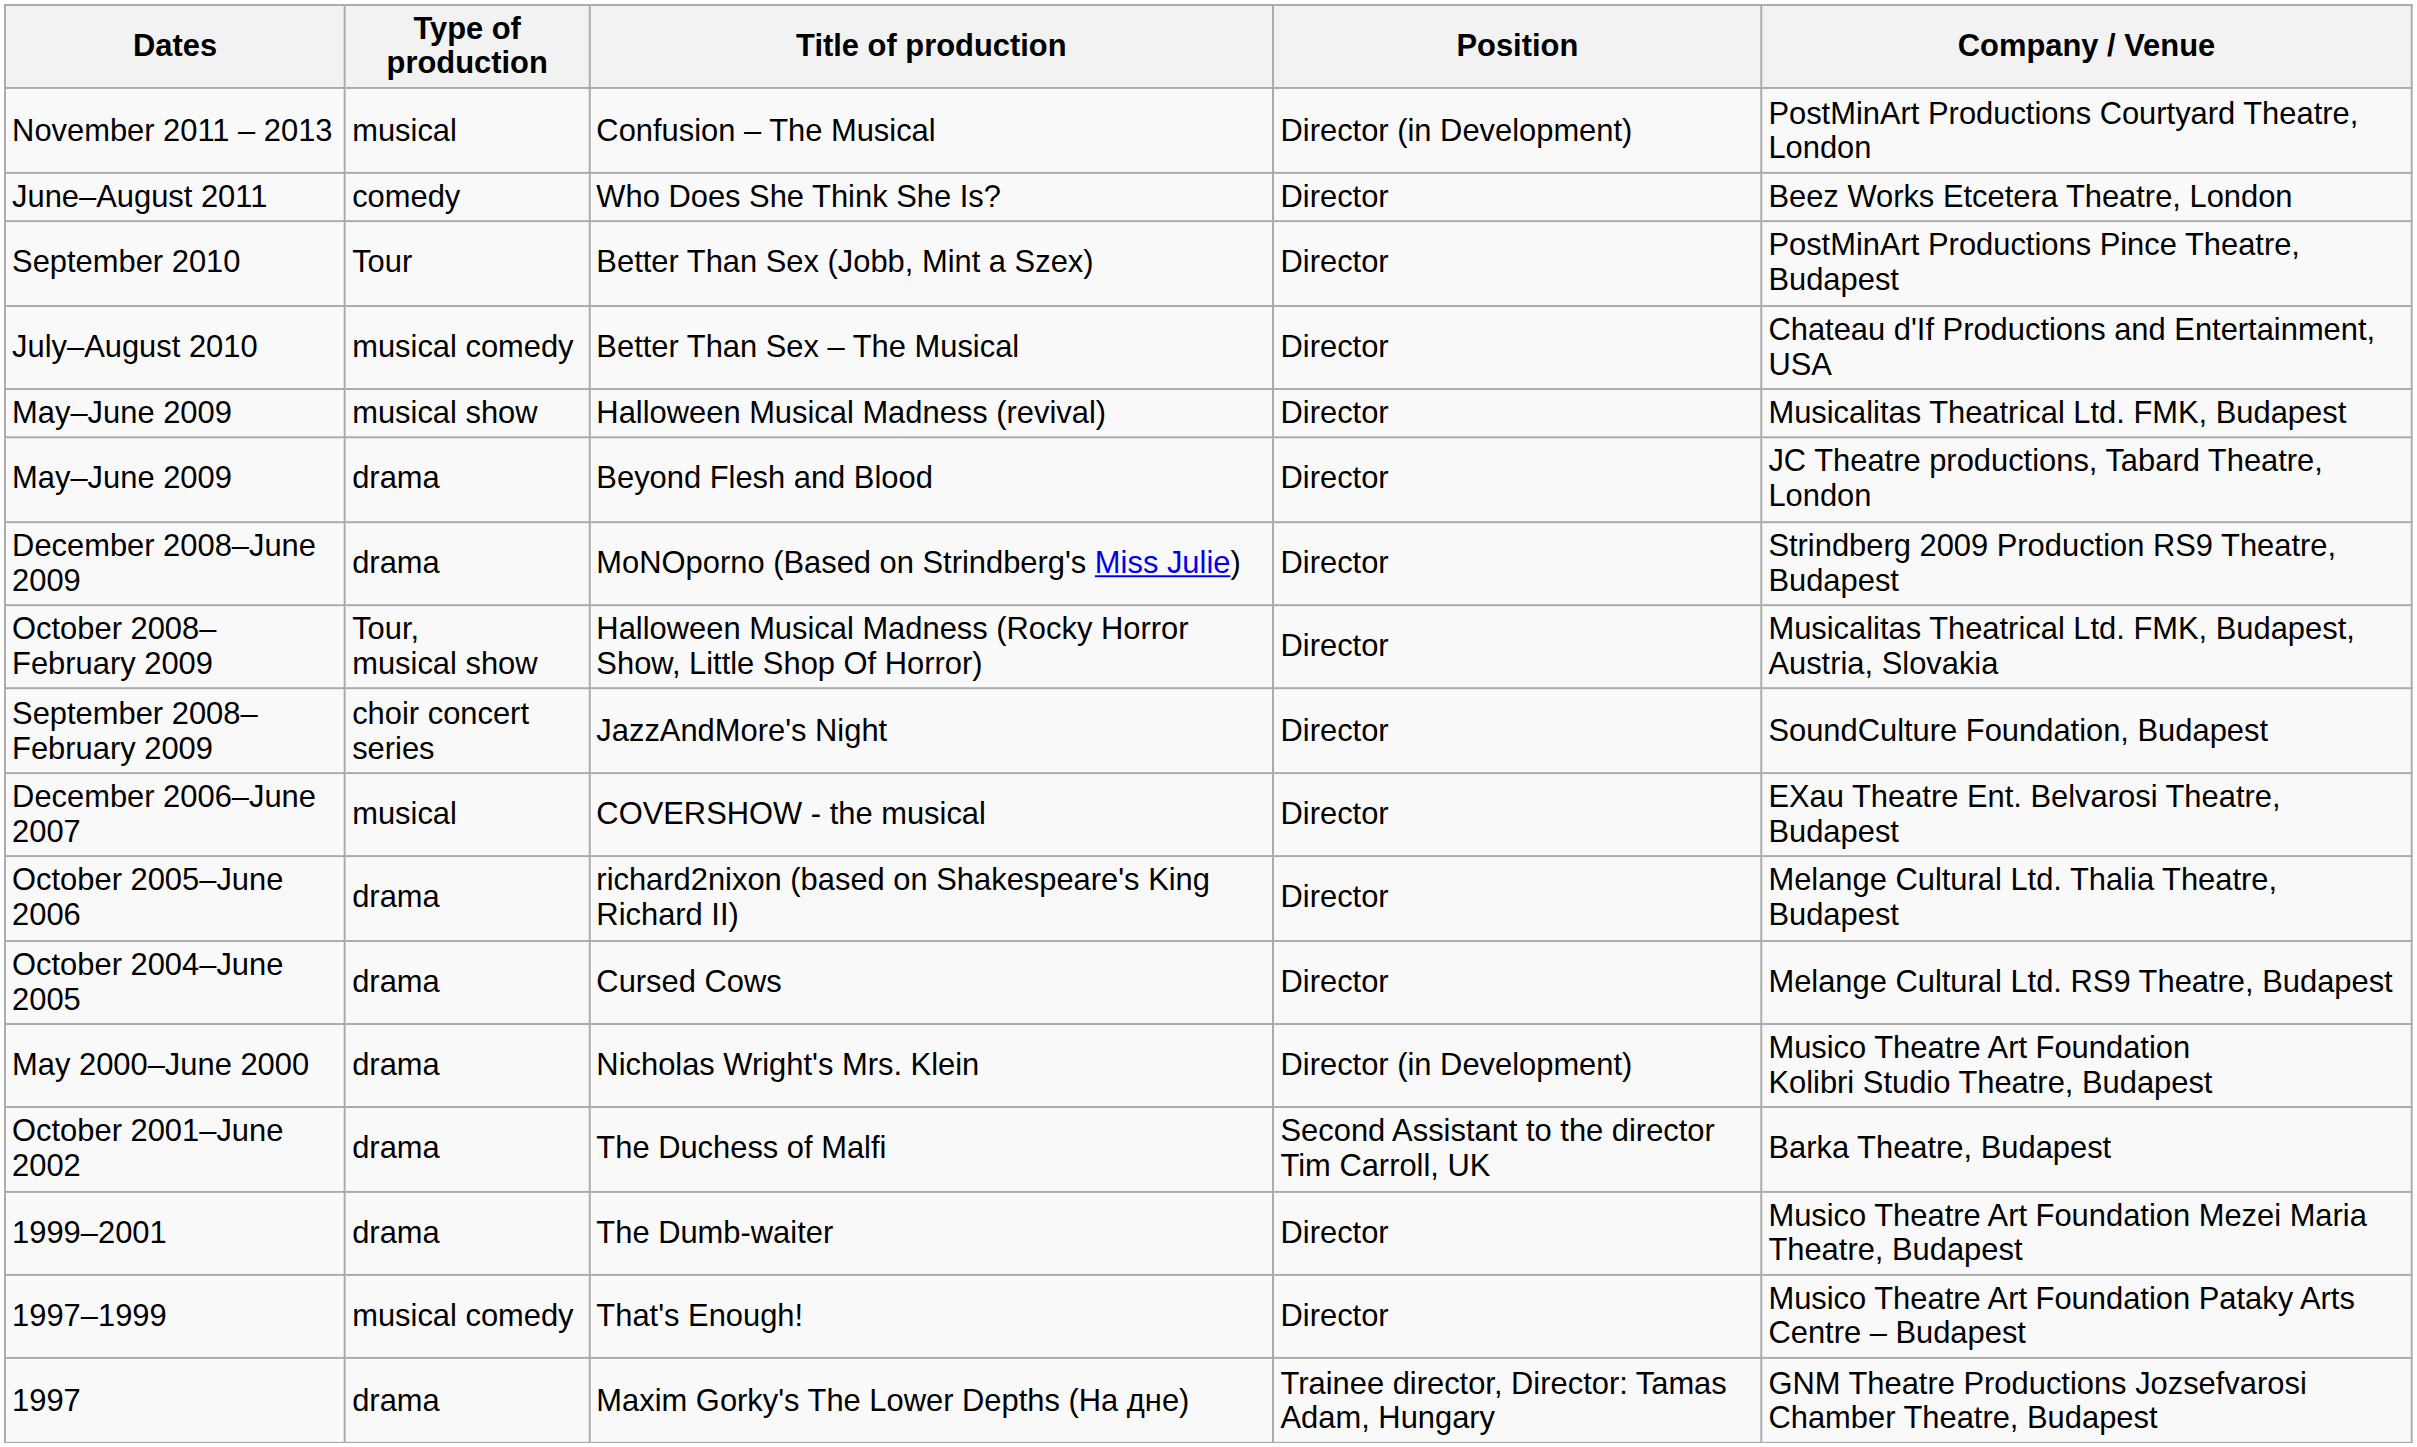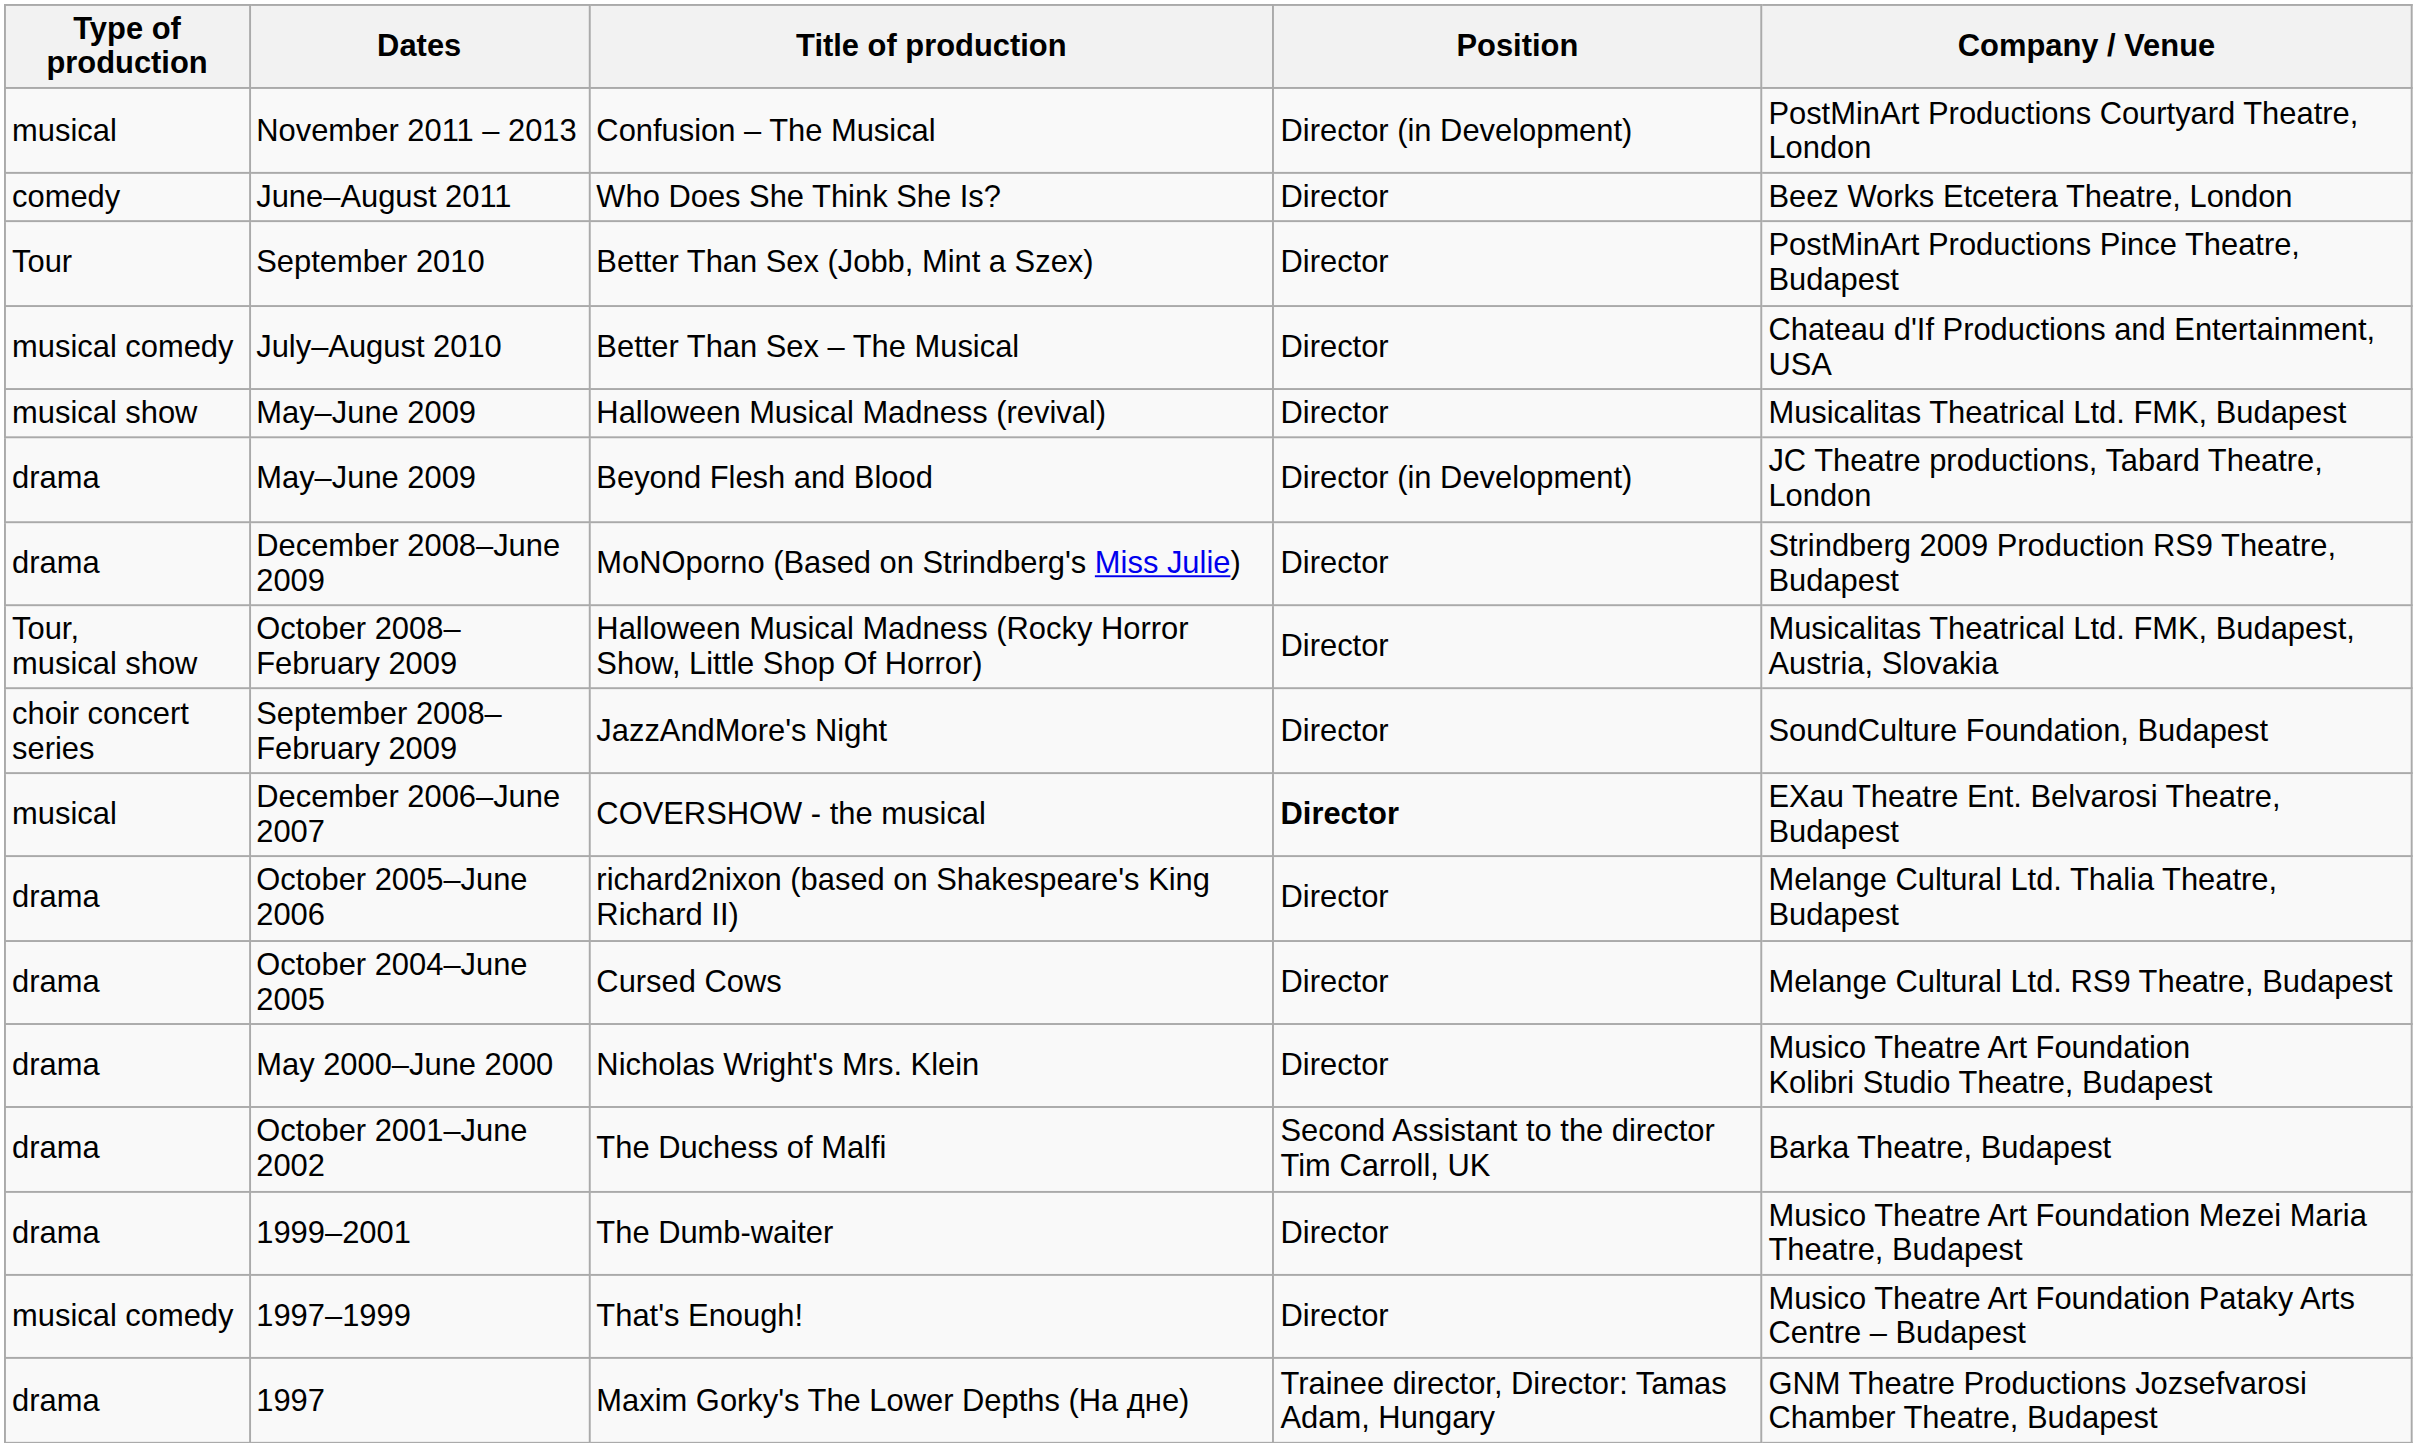columns swapped: (175, 46) <-> (467, 46)
(1335, 479) Director -> (1456, 479) Director (in Development)
(1335, 814) normal -> (1340, 814) bold
(1456, 1065) Director (in Development) -> (1335, 1065) Director
